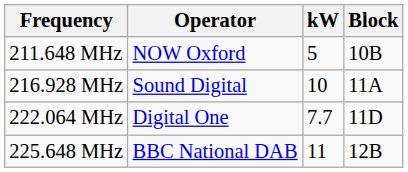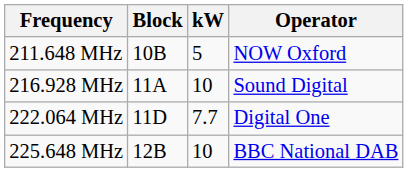columns swapped: (373, 20) <-> (215, 20)
(317, 150) 11 -> (202, 150) 10
